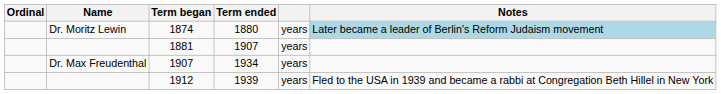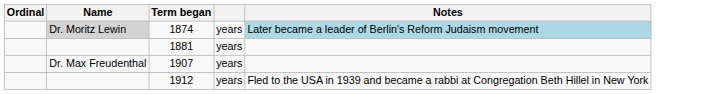- column: (246, 13)
(88, 30) no background -> (88, 30) lightgrey background
